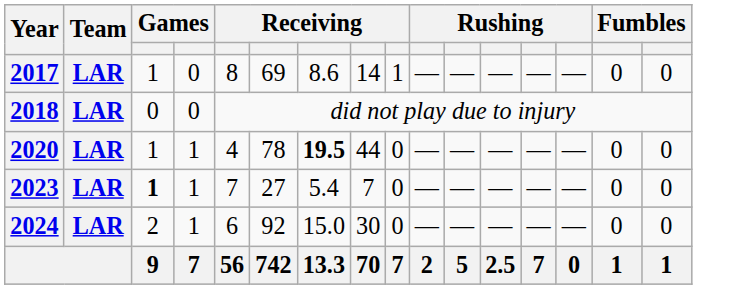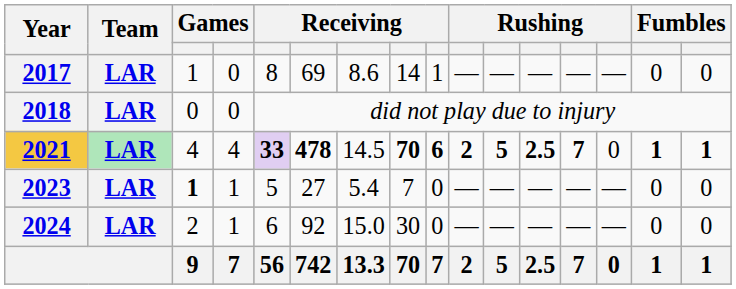- row: (34, 149)
+ row: (47, 149)
(232, 188) 7 -> (272, 188) 5
